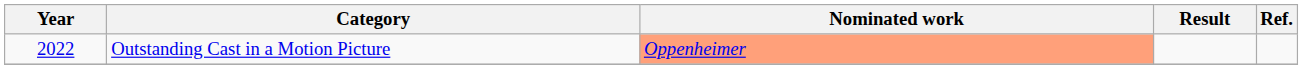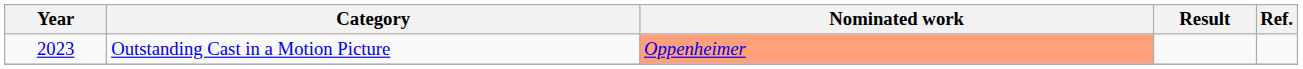(56, 49) 2022 -> (56, 49) 2023
